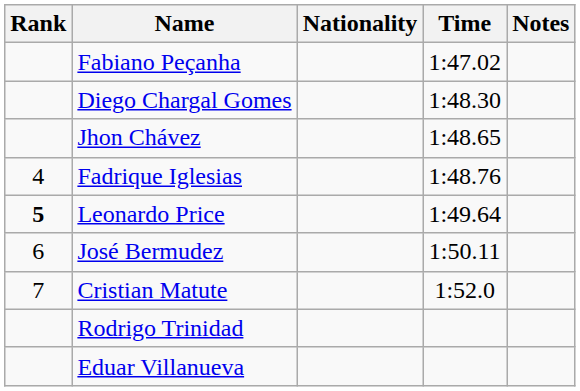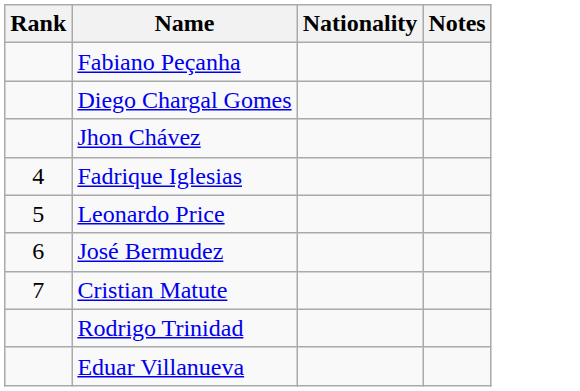- column: (465, 23)
(38, 213) bold -> (38, 213) normal
